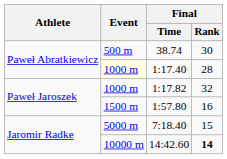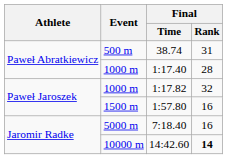(207, 50) 30 -> (207, 50) 31
(121, 69) lightyellow background -> (121, 69) no background
(207, 125) 15 -> (207, 125) 16
